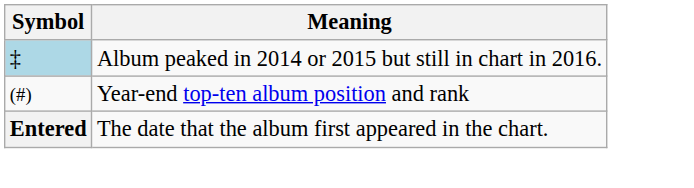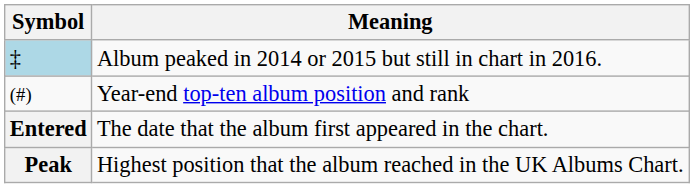+ row: (48, 164)
